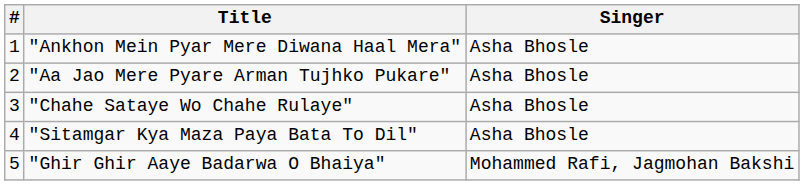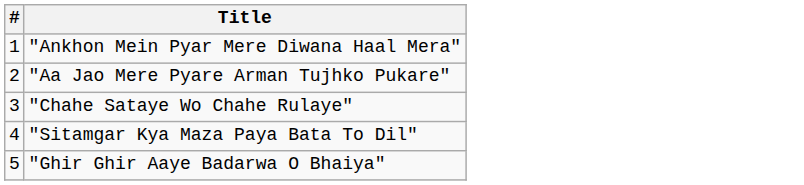- column: (632, 20)
